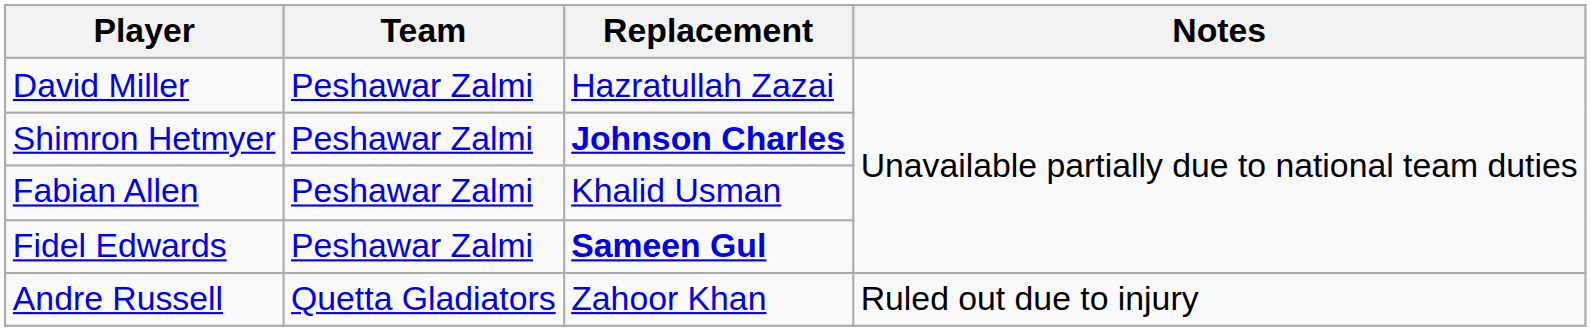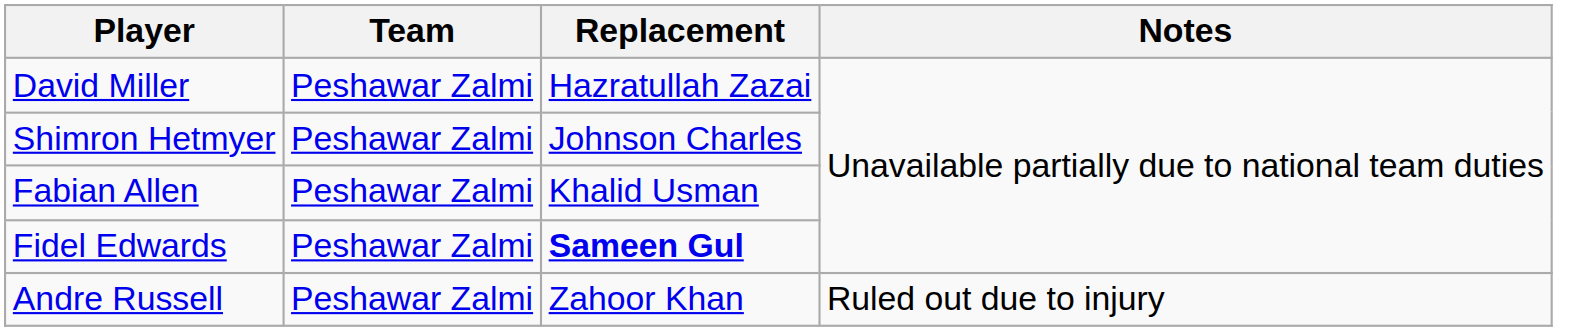(708, 138) bold -> (675, 138) normal
(423, 298) Quetta Gladiators -> (412, 298) Peshawar Zalmi
